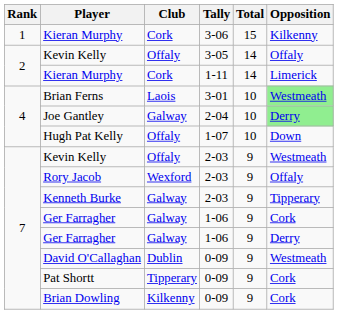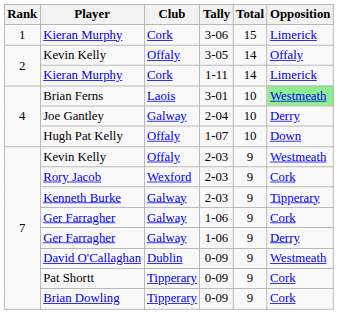(294, 34) Kilkenny -> (293, 34) Limerick
(285, 116) lightgreen background -> (285, 116) no background
(287, 177) Offaly -> (283, 177) Cork
(171, 298) Kilkenny -> (172, 298) Tipperary
